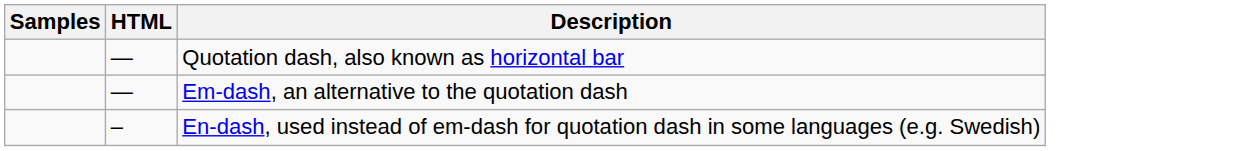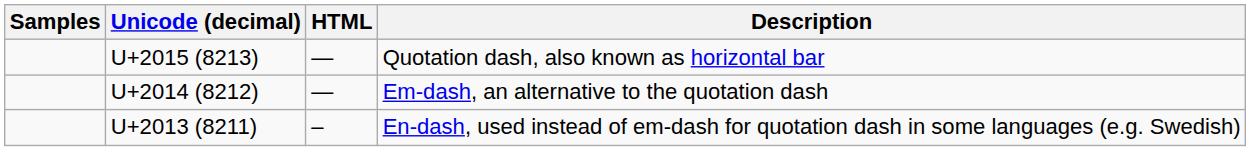+ column: (206, 22)
